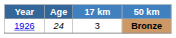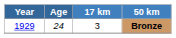(24, 26) 1926 -> (24, 26) 1929
